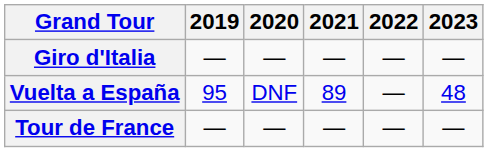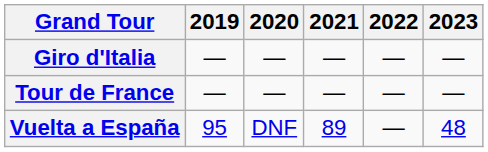rows swapped: (95, 127) <-> (95, 92)
